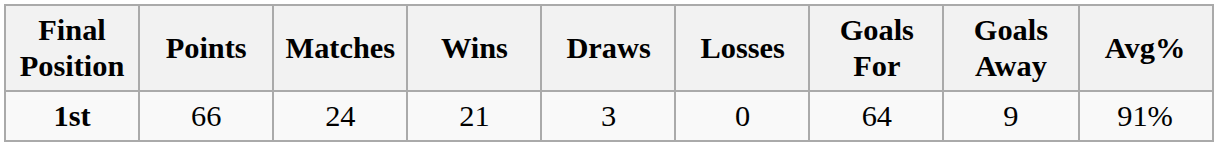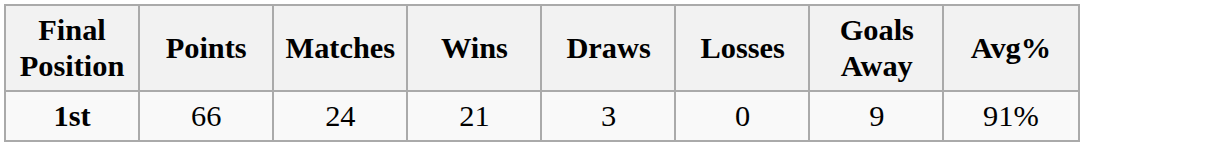- column: (877, 47)
